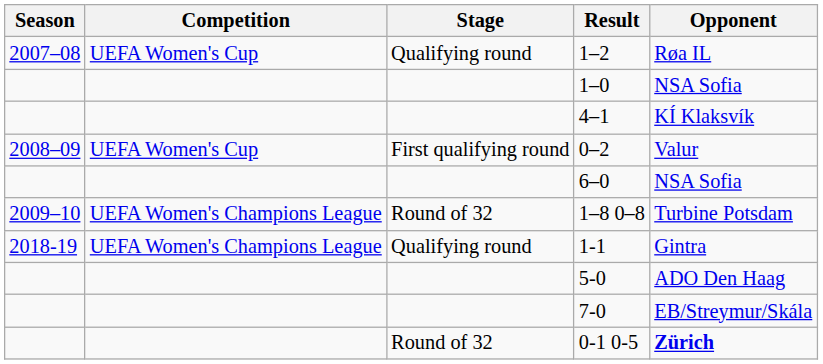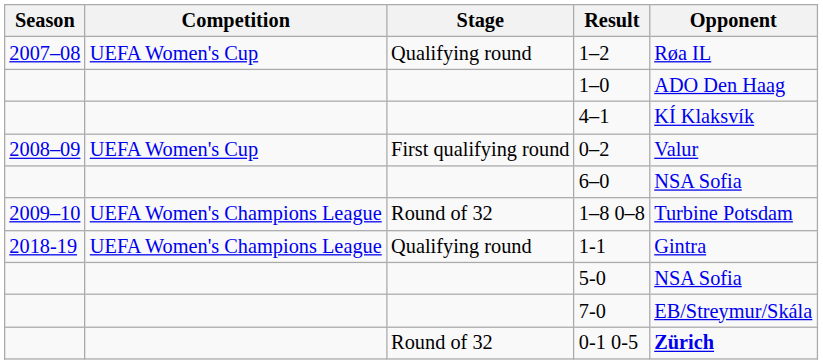(698, 85) NSA Sofia -> (720, 85) ADO Den Haag
(720, 278) ADO Den Haag -> (698, 278) NSA Sofia
